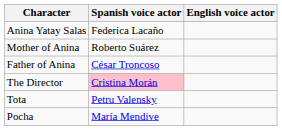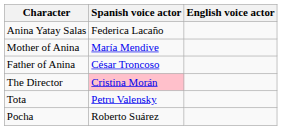(125, 47) Roberto Suárez -> (125, 47) María Mendive
(125, 116) María Mendive -> (125, 116) Roberto Suárez
